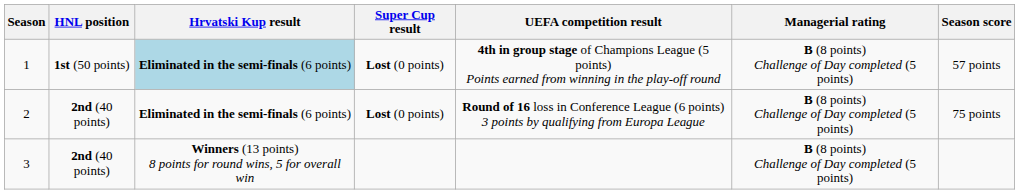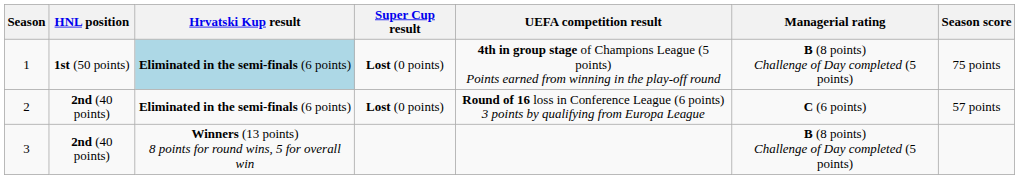(977, 64) 57 points -> (977, 64) 75 points
(835, 114) B (8 points) Challenge of Day completed (5 points) -> (835, 106) C (6 points)
(977, 114) 75 points -> (977, 106) 57 points
